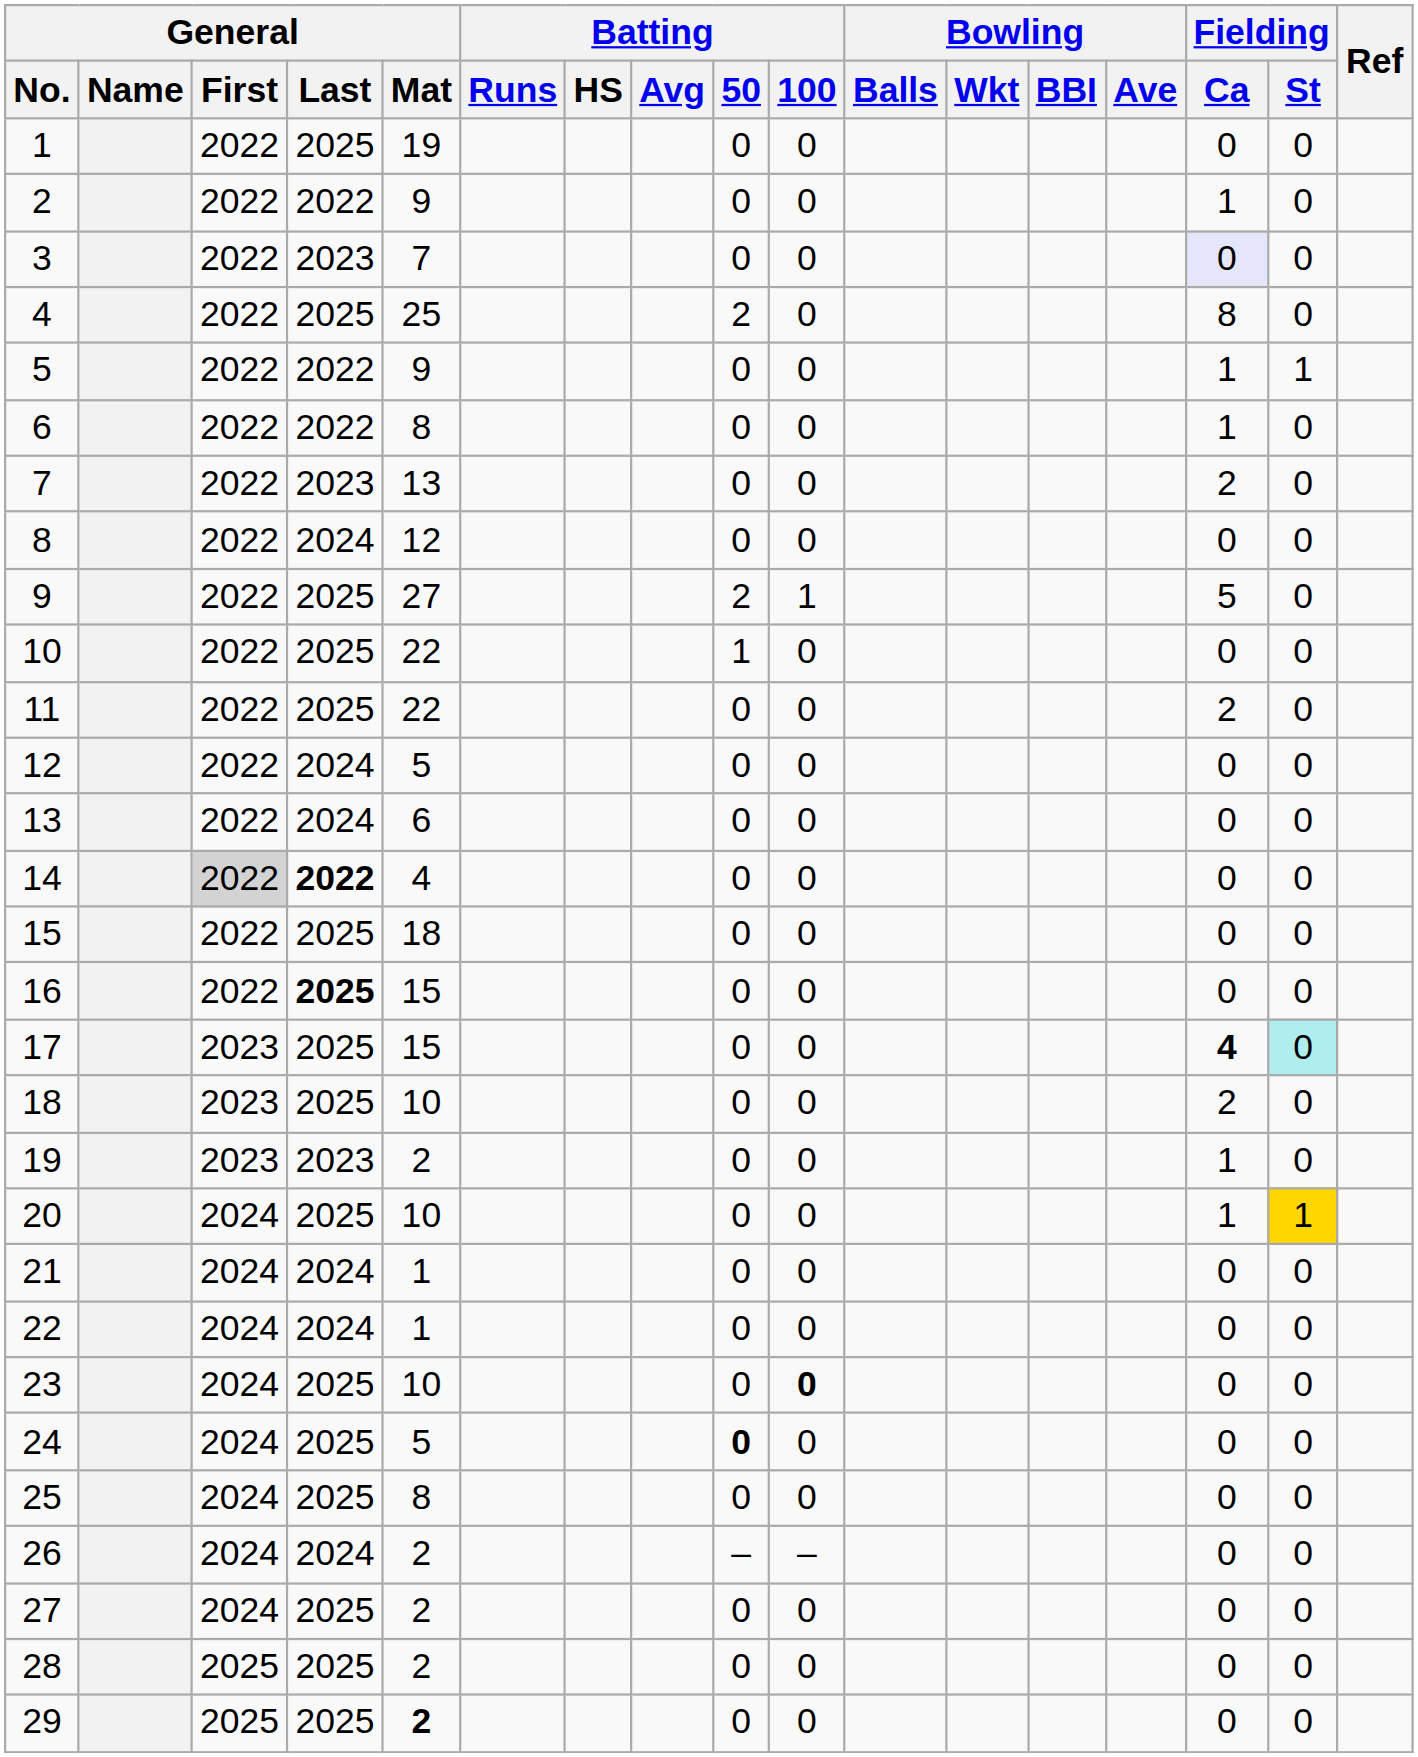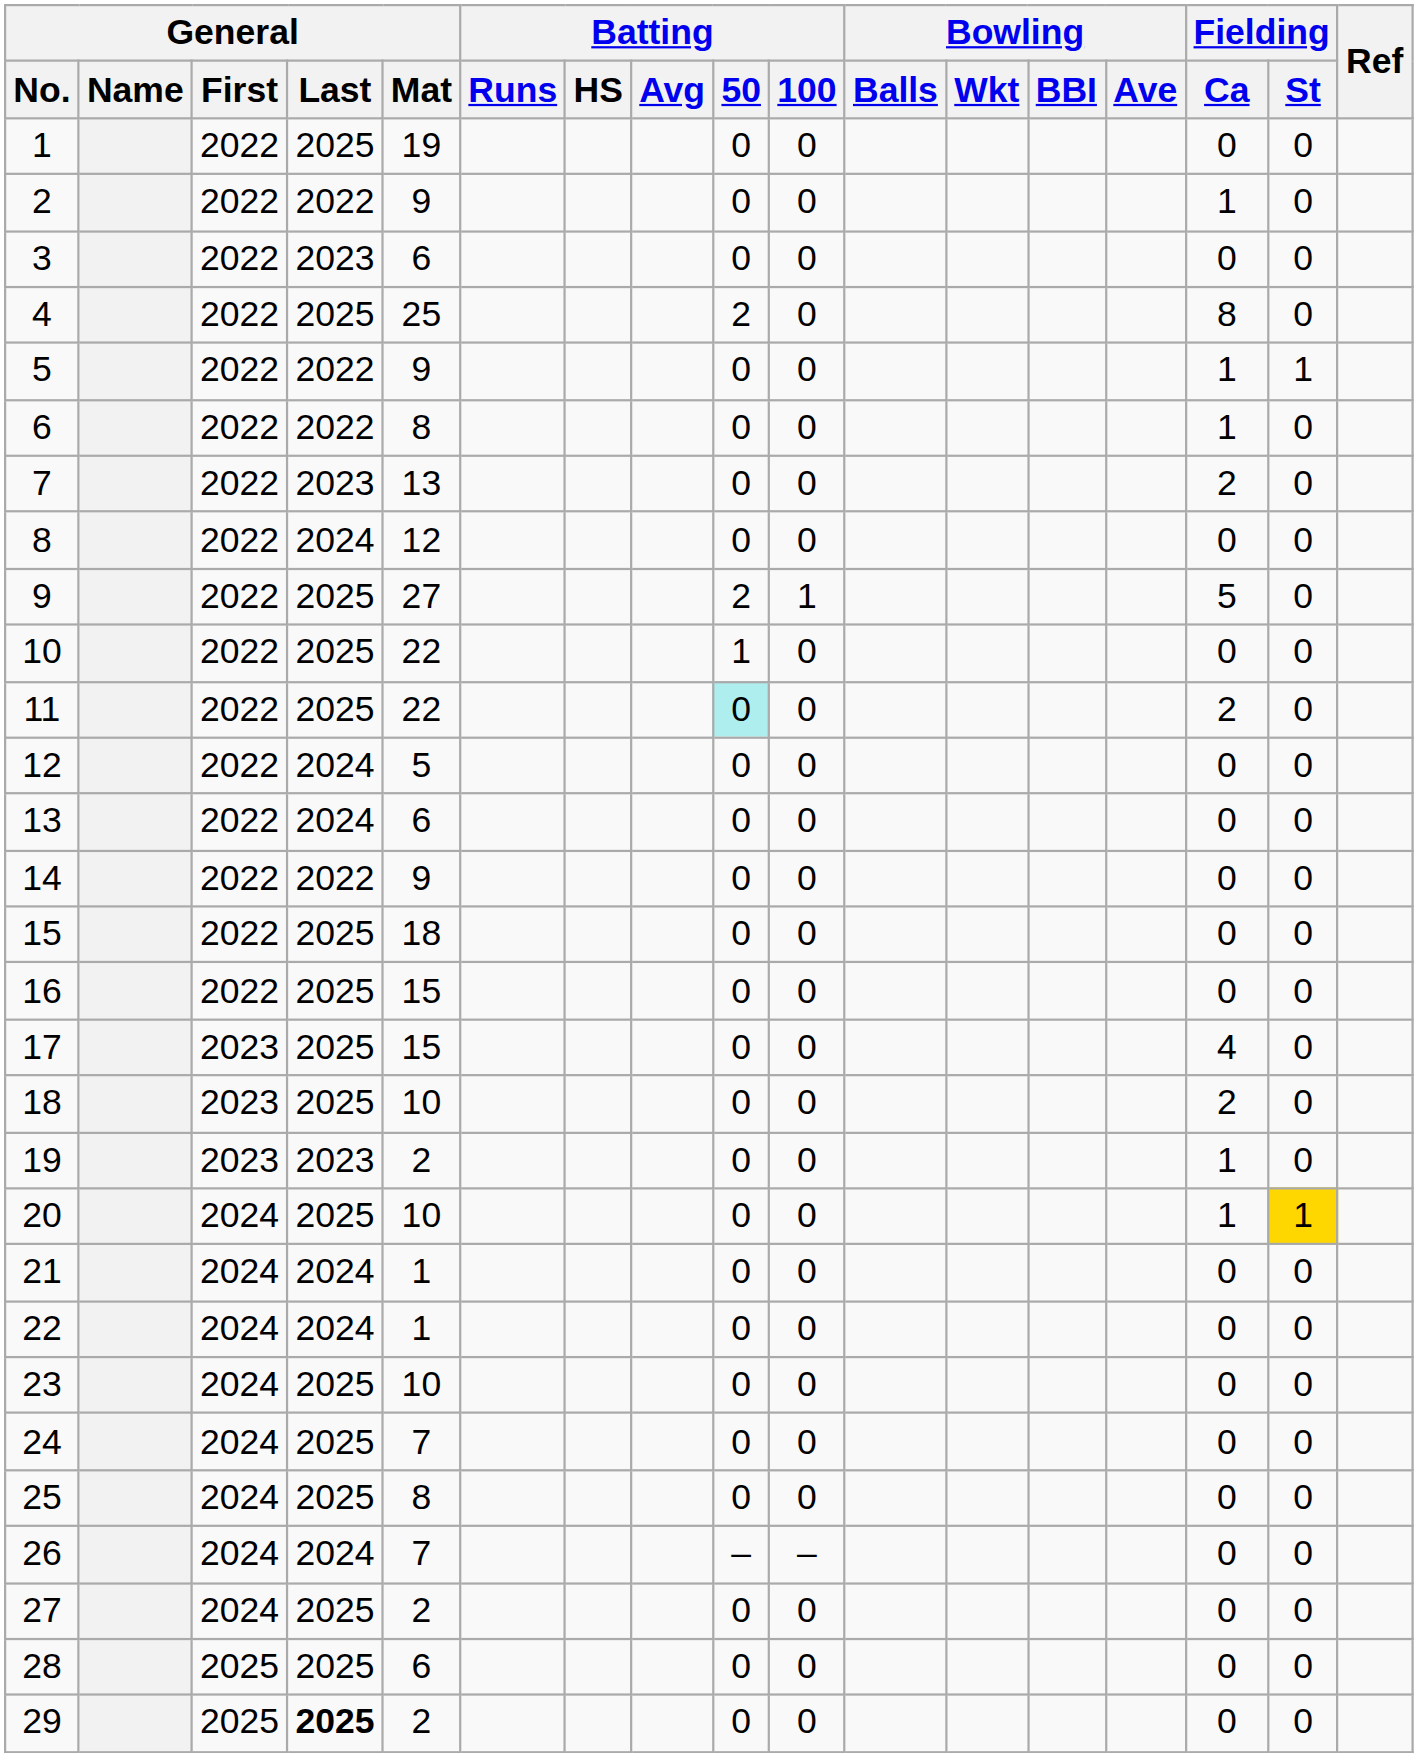(421, 257) 7 -> (421, 257) 6
(1227, 257) lavender background -> (1227, 257) no background
(741, 708) no background -> (741, 708) paleturquoise background
(240, 877) lightgrey background -> (240, 877) no background
(335, 877) bold -> (335, 877) normal
(421, 877) 4 -> (421, 877) 9
(335, 990) bold -> (335, 990) normal
(1227, 1046) bold -> (1227, 1046) normal
(1303, 1046) paleturquoise background -> (1303, 1046) no background
(807, 1384) bold -> (807, 1384) normal
(421, 1440) 5 -> (421, 1440) 7
(741, 1440) bold -> (741, 1440) normal
(421, 1553) 2 -> (421, 1553) 7
(421, 1666) 2 -> (421, 1666) 6
(335, 1722) normal -> (335, 1722) bold
(421, 1722) bold -> (421, 1722) normal
